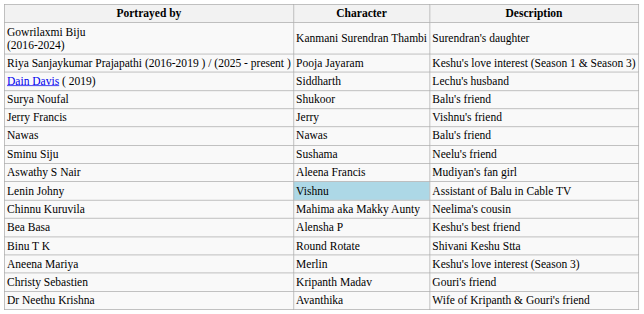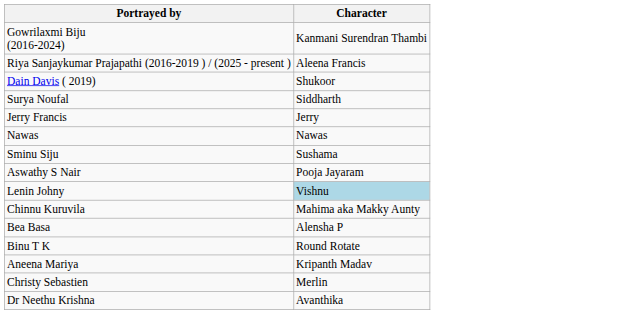- column: (534, 13)
(330, 63) Pooja Jayaram -> (331, 63) Aleena Francis
(318, 81) Siddharth -> (316, 81) Shukoor
(316, 99) Shukoor -> (318, 99) Siddharth
(331, 172) Aleena Francis -> (330, 172) Pooja Jayaram
(312, 264) Merlin -> (334, 264) Kripanth Madav
(334, 282) Kripanth Madav -> (312, 282) Merlin
